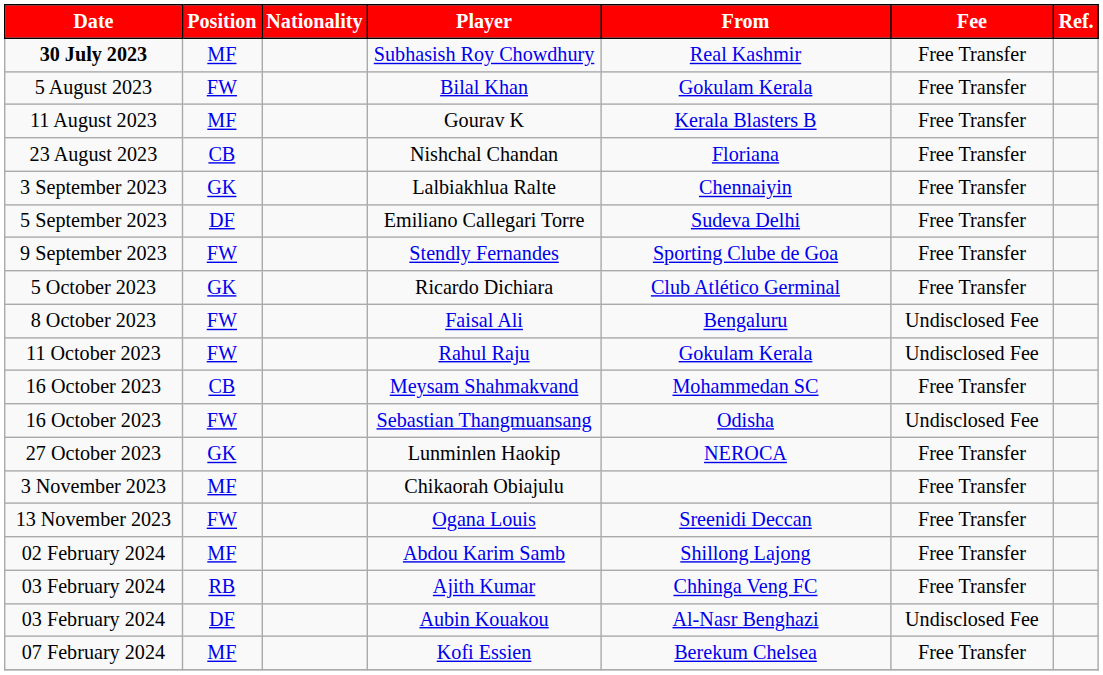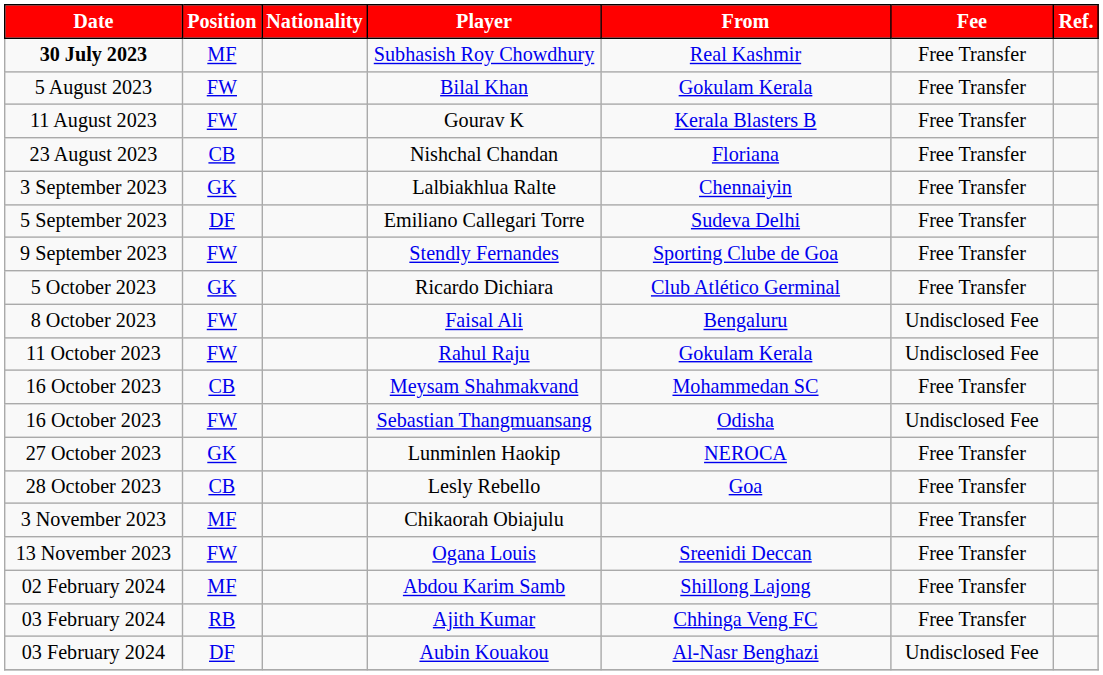(222, 121) MF -> (222, 121) FW
+ row: (484, 487)
- row: (484, 653)
